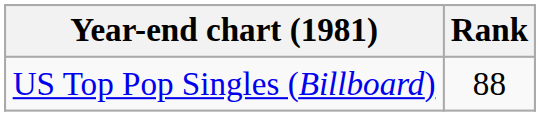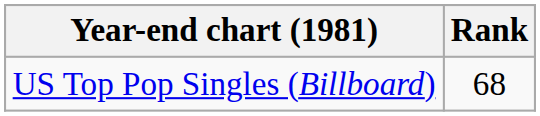(489, 83) 88 -> (489, 83) 68
